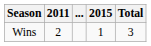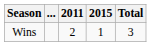columns swapped: (58, 13) <-> (79, 13)
